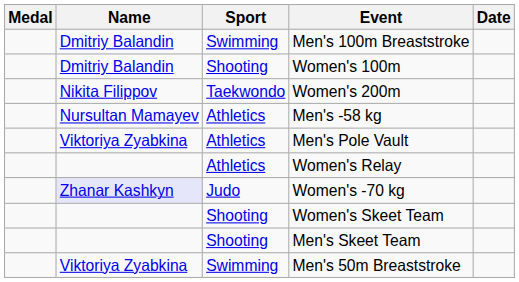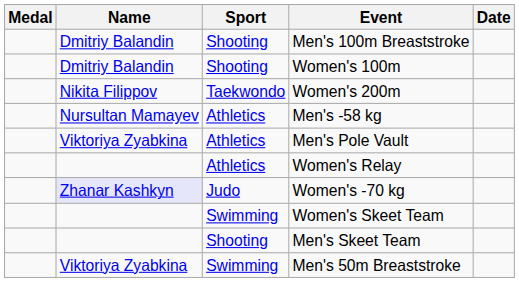(242, 42) Swimming -> (237, 42) Shooting
(237, 215) Shooting -> (242, 215) Swimming
